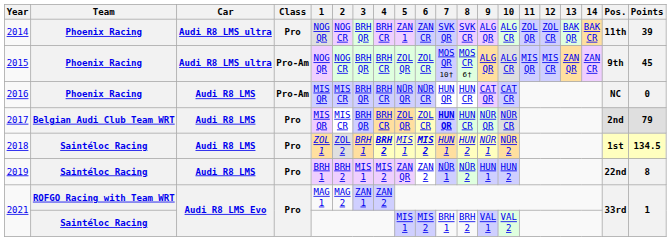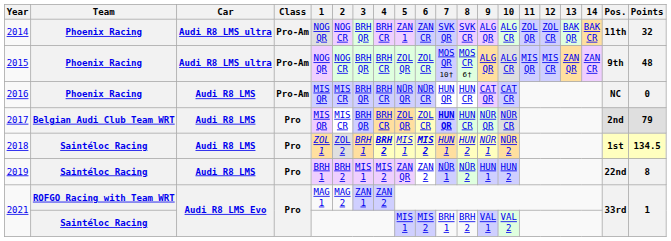(293, 32) Pro -> (293, 32) Pro-Am
(647, 32) 39 -> (647, 32) 32
(647, 64) 45 -> (647, 64) 48
